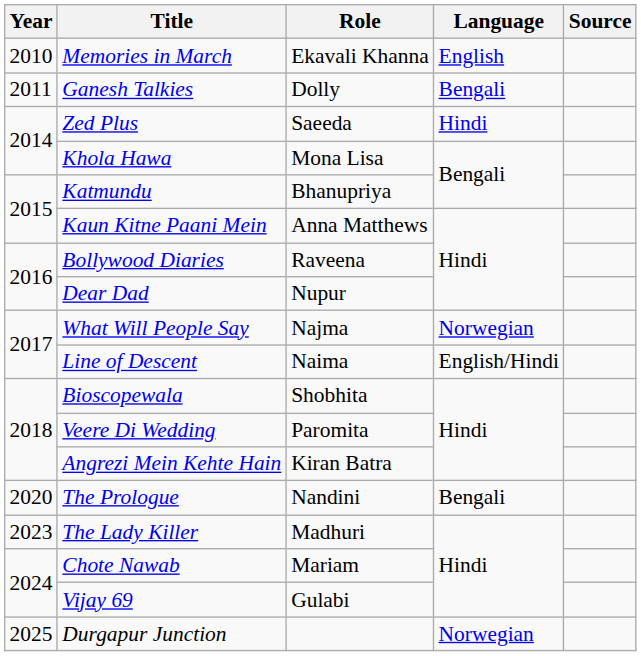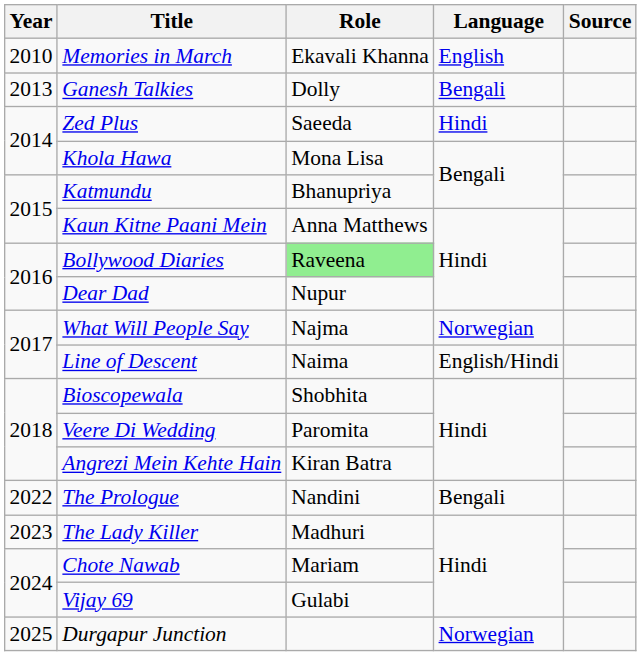(31, 89) 2011 -> (31, 89) 2013
(328, 259) no background -> (328, 259) lightgreen background
(31, 497) 2020 -> (31, 497) 2022
